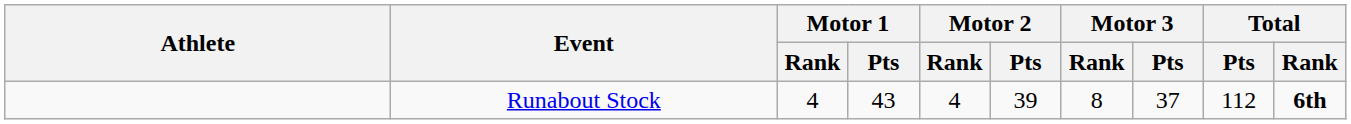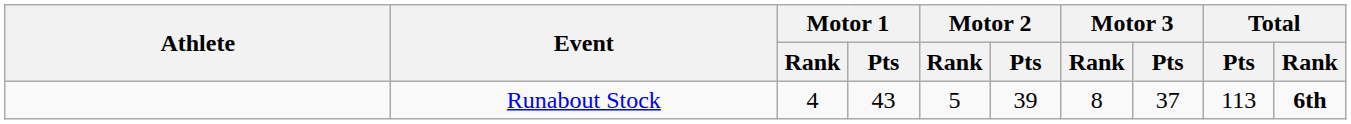(955, 99) 4 -> (955, 99) 5
(1239, 99) 112 -> (1239, 99) 113
